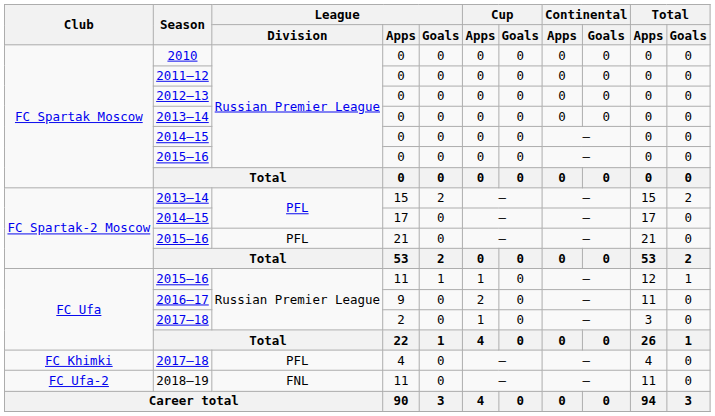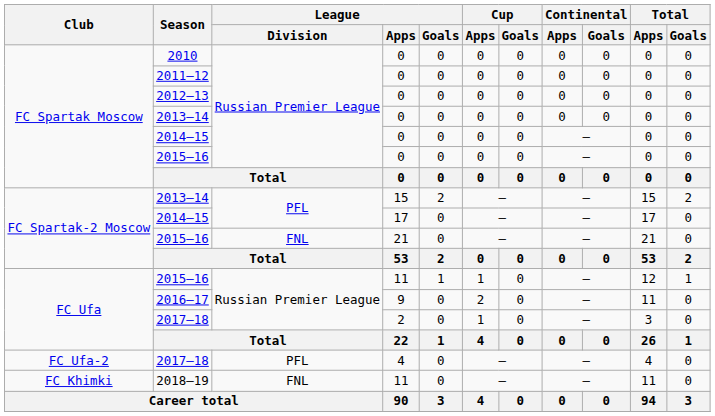(297, 238) PFL -> (297, 238) FNL
(79, 360) FC Khimki -> (79, 360) FC Ufa-2
(79, 381) FC Ufa-2 -> (79, 381) FC Khimki
